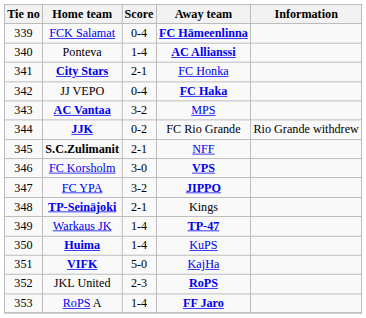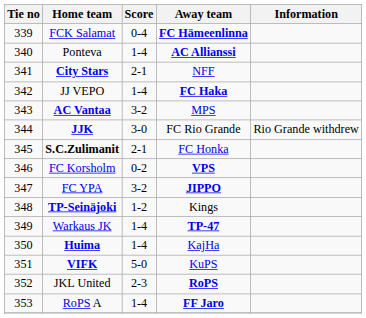(203, 71) FC Honka -> (203, 71) NFF
(139, 91) 0-4 -> (139, 91) 1-4
(139, 129) 0-2 -> (139, 129) 3-0
(203, 149) NFF -> (203, 149) FC Honka
(139, 168) 3-0 -> (139, 168) 0-2
(139, 206) 2-1 -> (139, 206) 1-2
(203, 245) KuPS -> (203, 245) KajHa
(203, 264) KajHa -> (203, 264) KuPS
